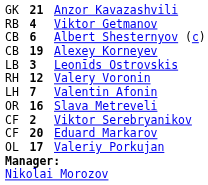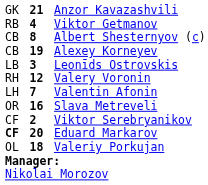(33, 37) 6 -> (33, 37) 8
(12, 133) normal -> (12, 133) bold
(36, 147) 17 -> (36, 147) 18
